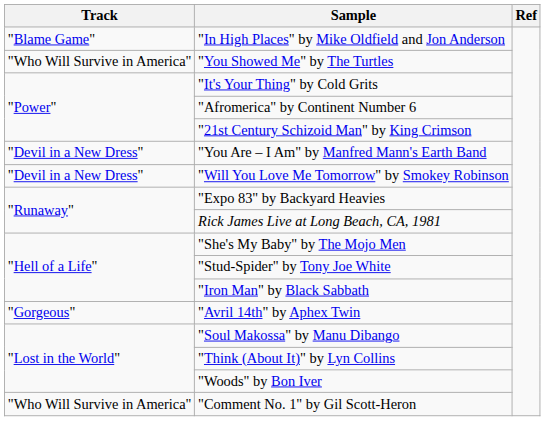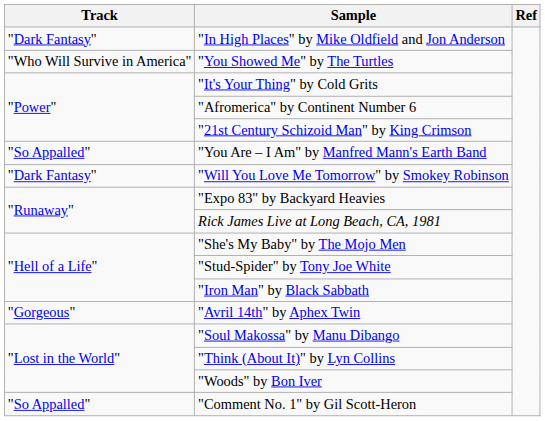(51, 38) "Blame Game" -> (52, 38) "Dark Fantasy"
(76, 152) "Devil in a New Dress" -> (49, 152) "So Appalled"
(76, 175) "Devil in a New Dress" -> (52, 175) "Dark Fantasy"
(100, 404) "Who Will Survive in America" -> (49, 404) "So Appalled"
